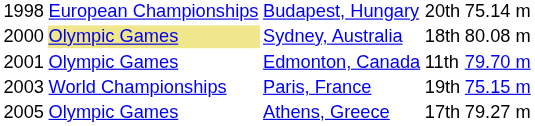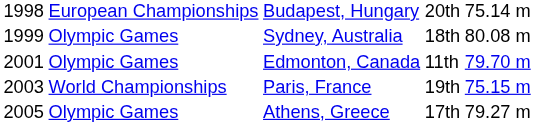(24, 36) 2000 -> (24, 36) 1999
(113, 36) khaki background -> (113, 36) no background
